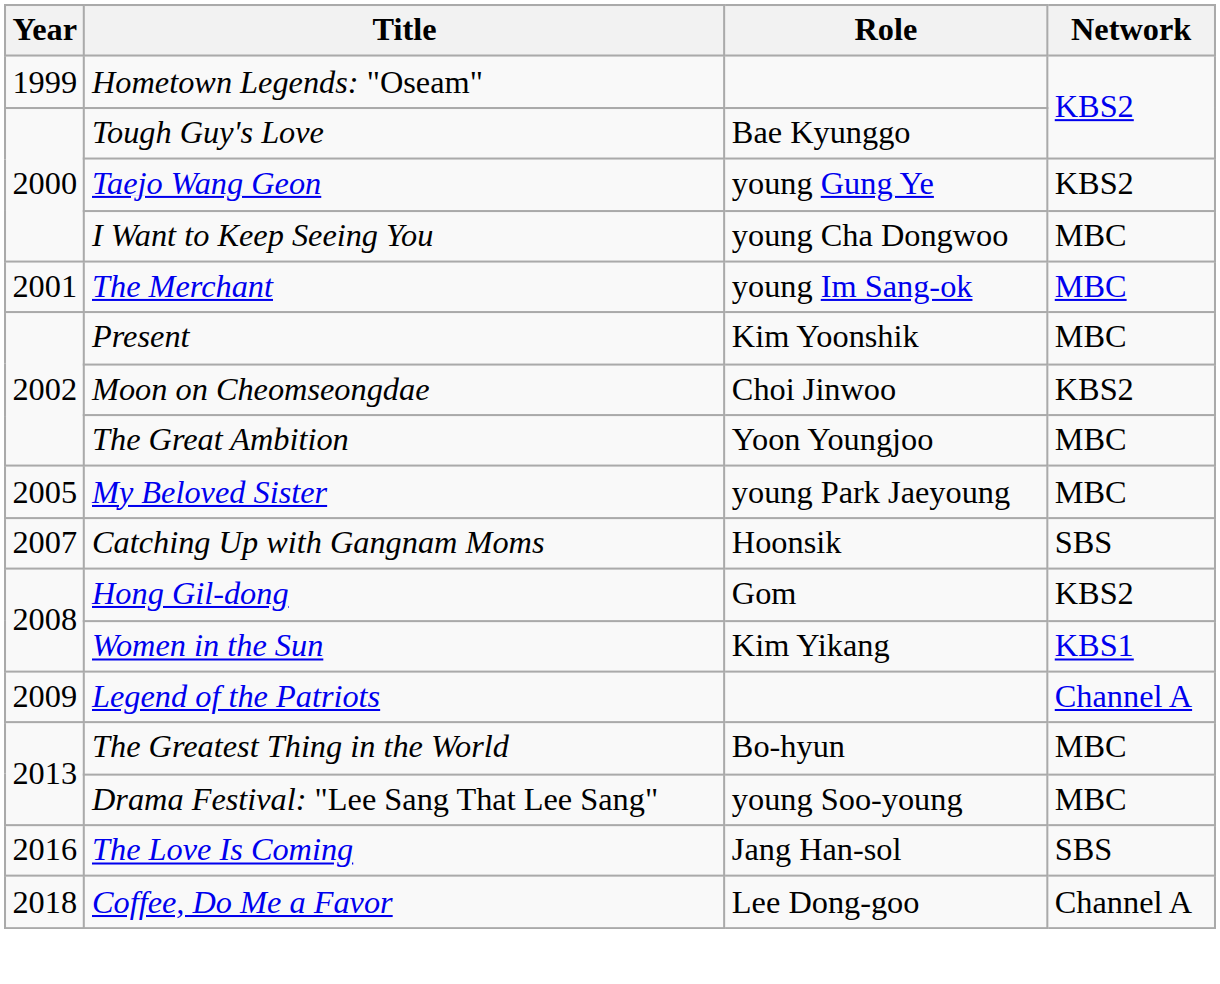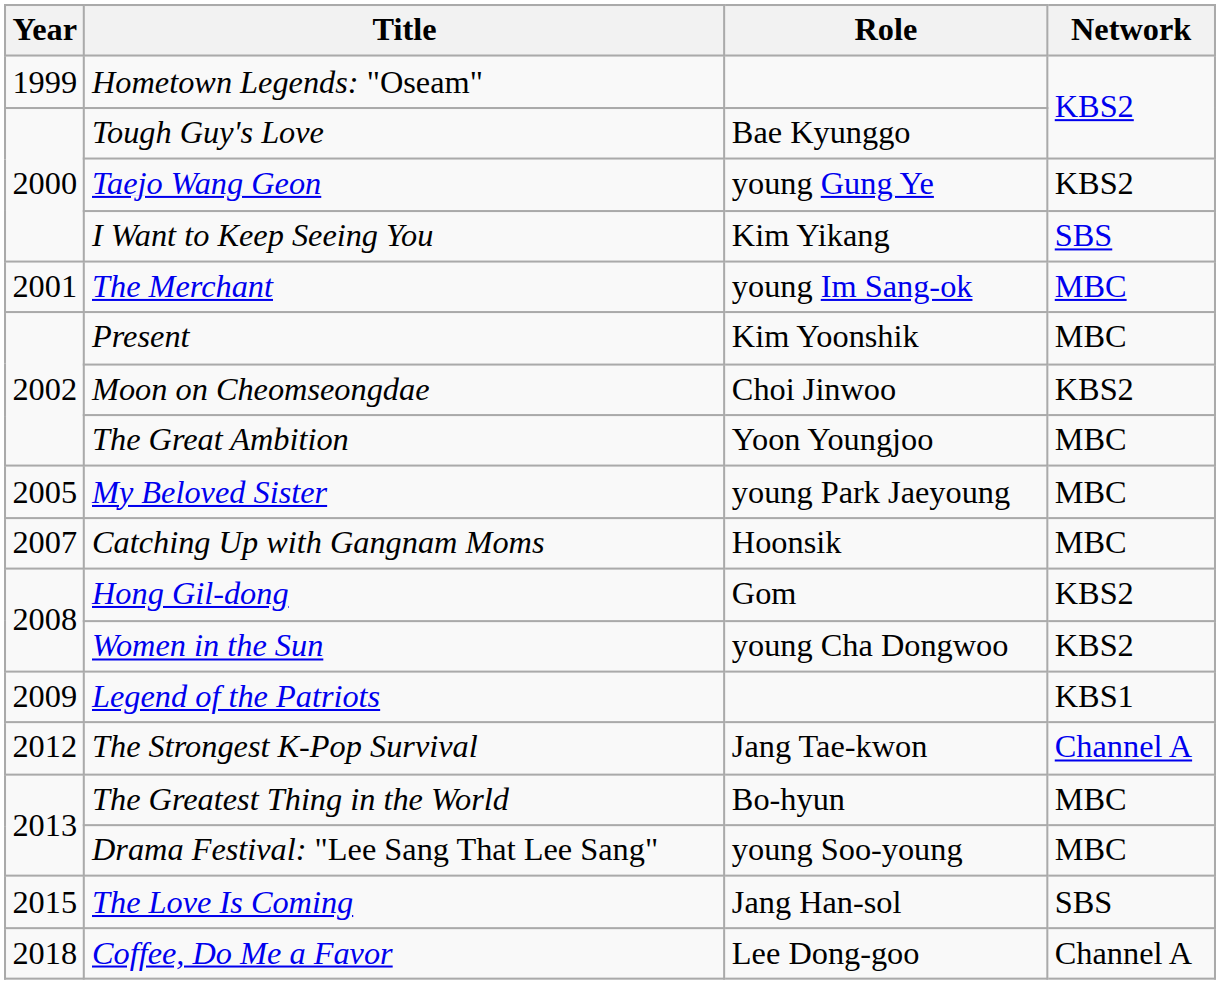(870, 235) young Cha Dongwoo -> (811, 235) Kim Yikang
(1091, 235) MBC -> (1084, 235) SBS
(1084, 542) SBS -> (1091, 542) MBC
(811, 645) Kim Yikang -> (870, 645) young Cha Dongwoo
(1094, 645) KBS1 -> (1094, 645) KBS2
(1123, 696) Channel A -> (1094, 696) KBS1
+ row: (285, 747)
(45, 850) 2016 -> (45, 901) 2015
